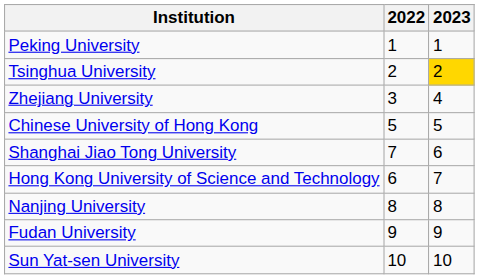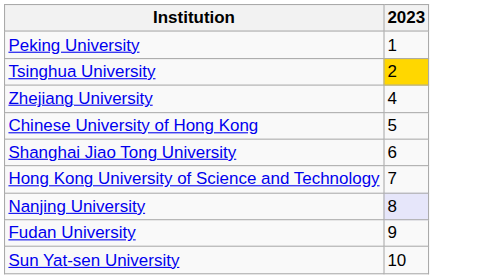- column: (406, 17)
(438, 206) no background -> (392, 206) lavender background
